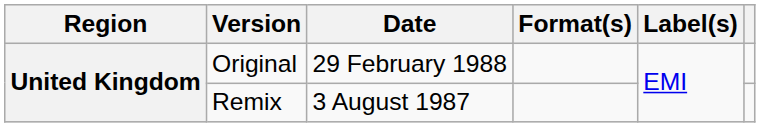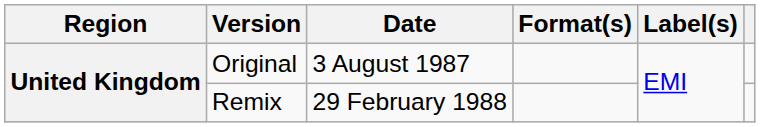(410, 63) 29 February 1988 -> (391, 63) 3 August 1987
(391, 102) 3 August 1987 -> (410, 102) 29 February 1988
